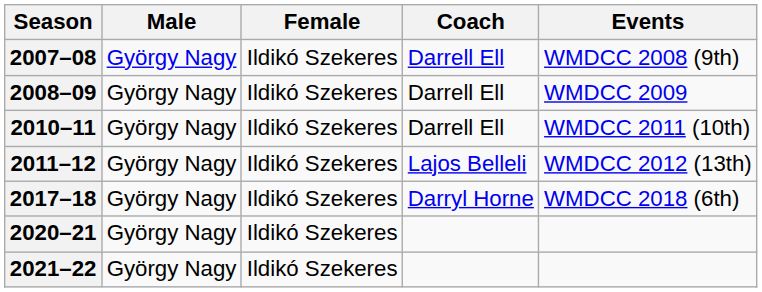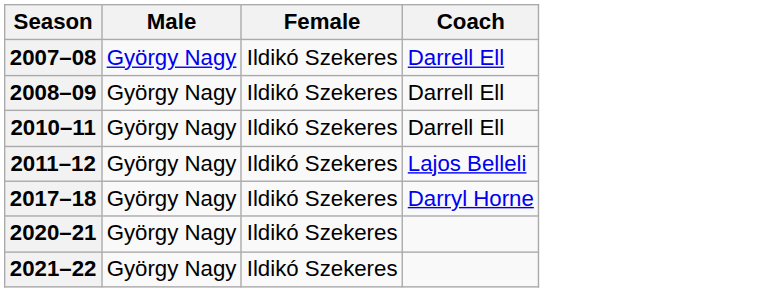- column: (648, 22)
